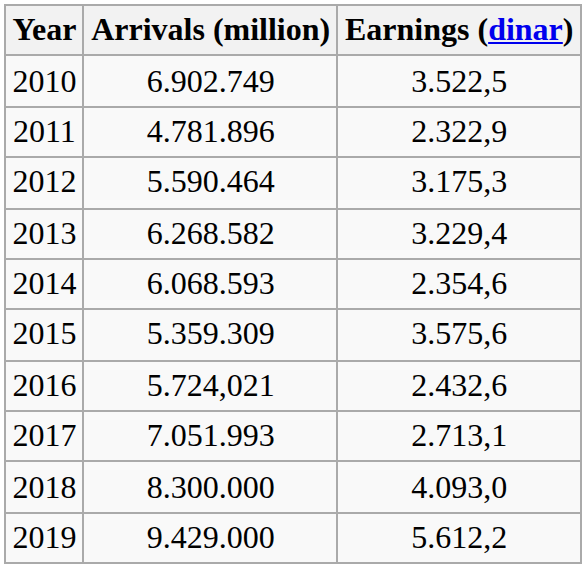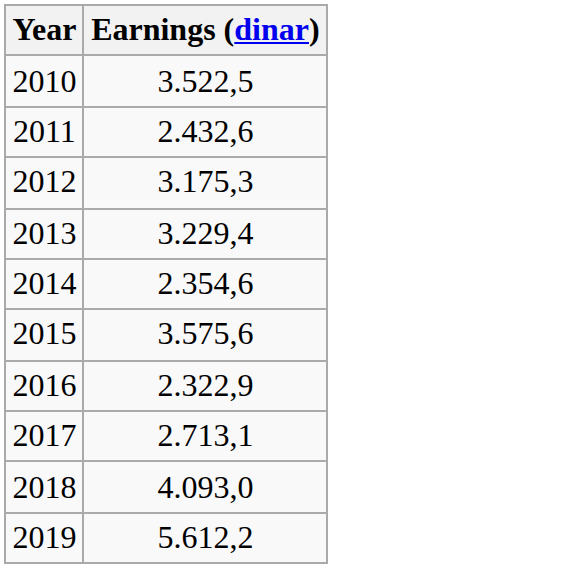- column: (211, 29)
(459, 131) 2.322,9 -> (205, 131) 2.432,6
(459, 385) 2.432,6 -> (205, 385) 2.322,9
